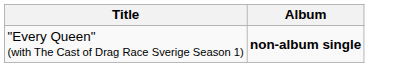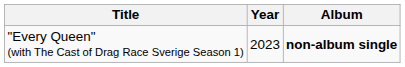+ column: (265, 15)
